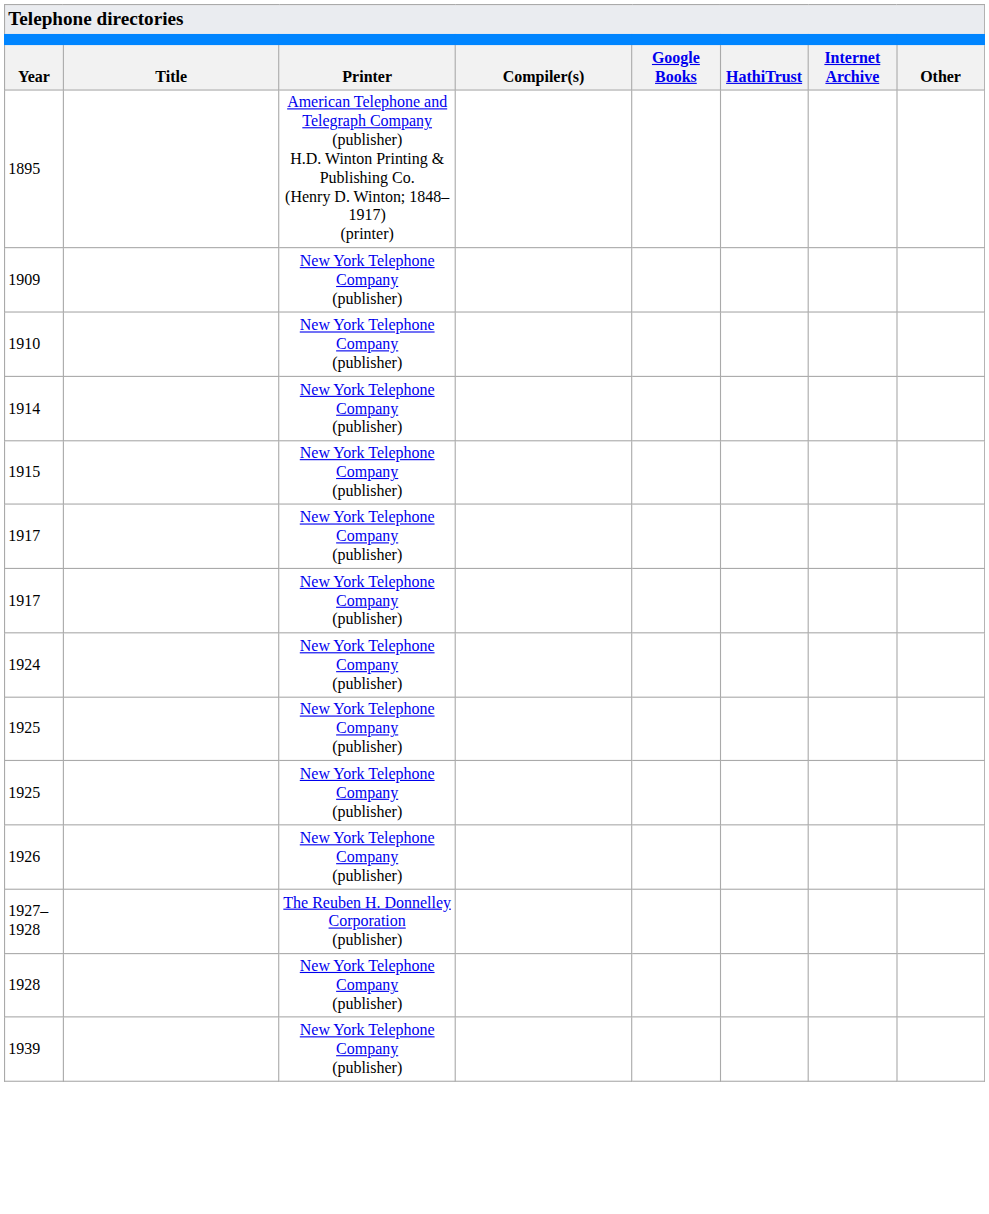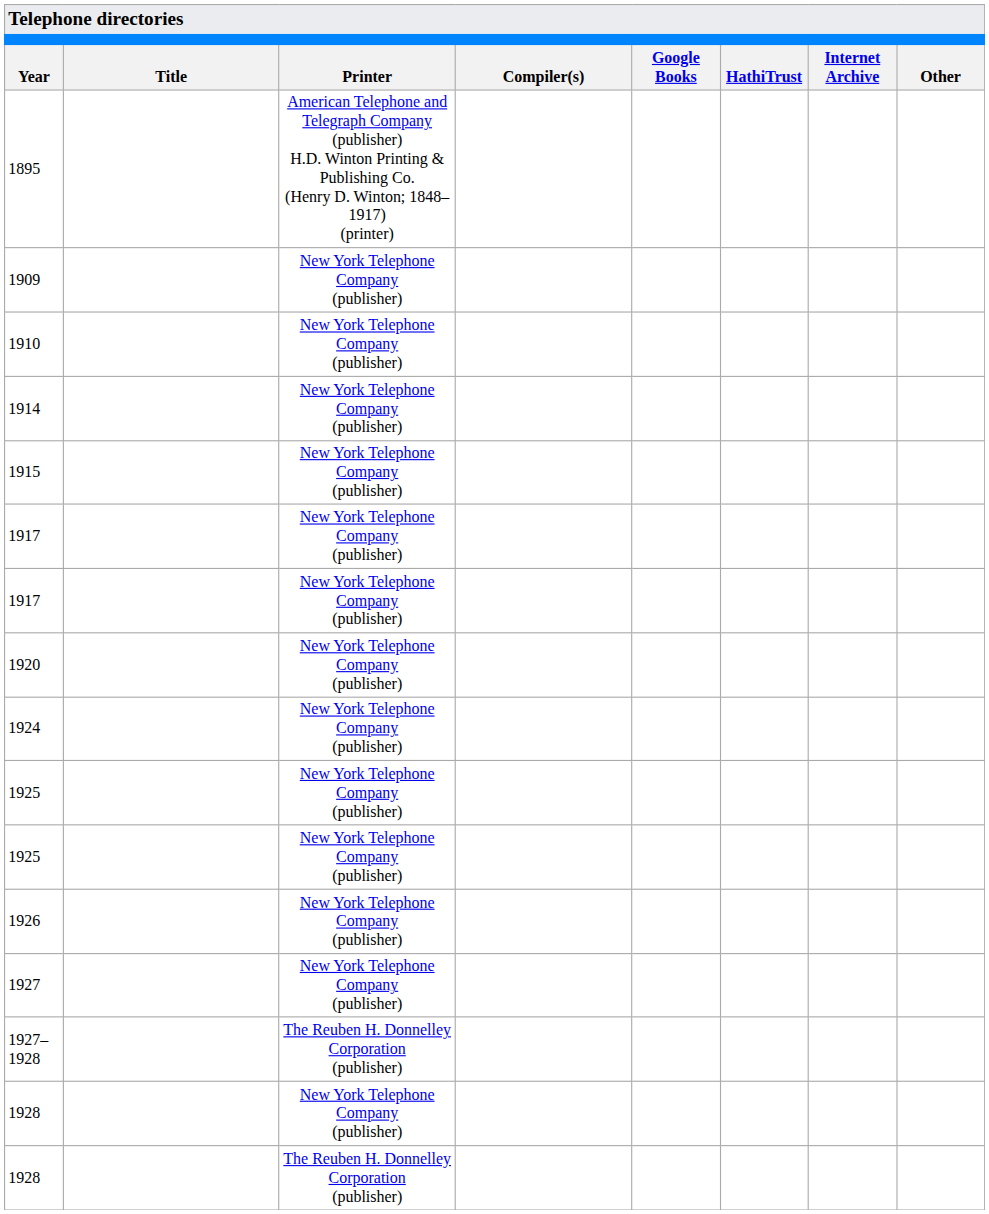+ row: (24, 664)
+ row: (24, 985)
+ row: (24, 1177)
- row: (24, 1049)
